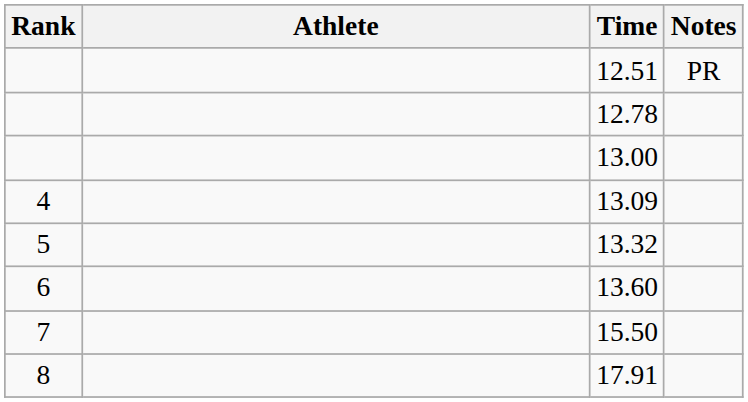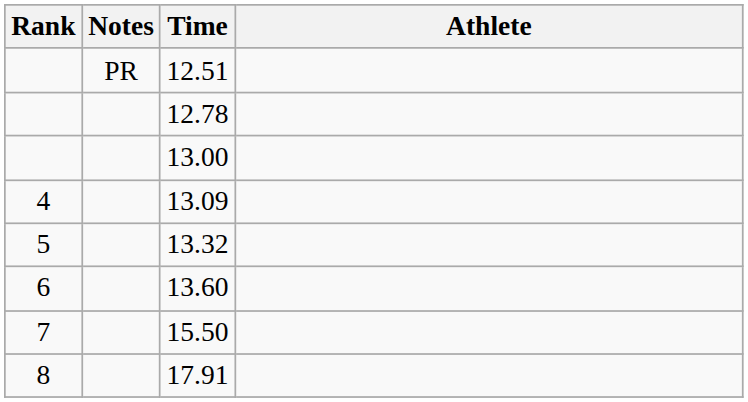columns swapped: (336, 26) <-> (704, 26)
